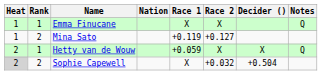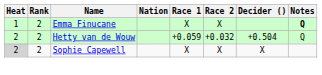(39, 24) 1 -> (39, 24) 2
(302, 24) normal -> (302, 24) bold
- row: (75, 37)
(39, 50) 1 -> (39, 37) 2
(220, 50) X -> (220, 37) +0.032
(262, 50) X -> (262, 37) +0.504
(220, 63) +0.032 -> (220, 50) X
(262, 63) +0.504 -> (262, 50) X
